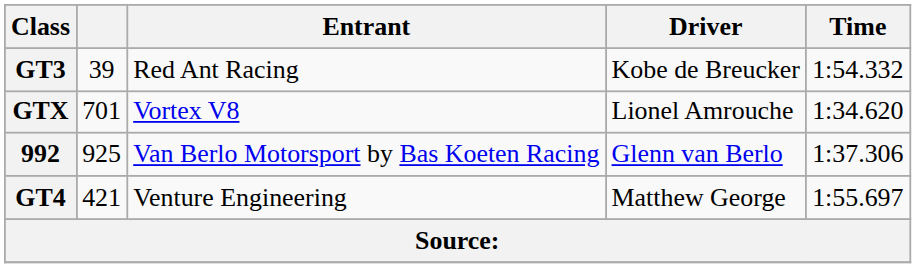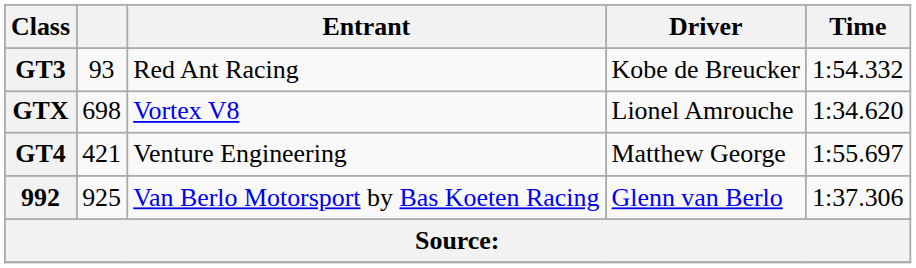(102, 69) 39 -> (102, 69) 93
(102, 111) 701 -> (102, 111) 698
rows swapped: (40, 154) <-> (40, 197)
